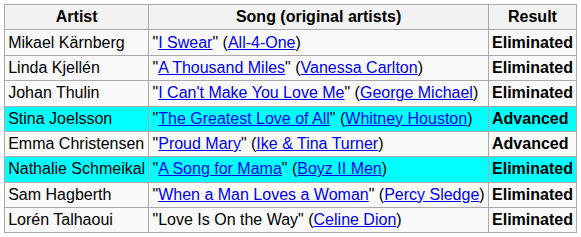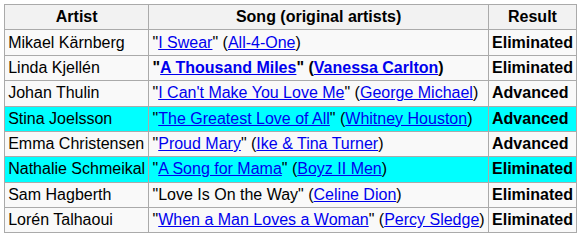(288, 67) normal -> (298, 67) bold
(532, 93) Eliminated -> (530, 93) Advanced
(319, 194) "When a Man Loves a Woman" (Percy Sledge) -> (277, 194) "Love Is On the Way" (Celine Dion)
(277, 220) "Love Is On the Way" (Celine Dion) -> (319, 220) "When a Man Loves a Woman" (Percy Sledge)
